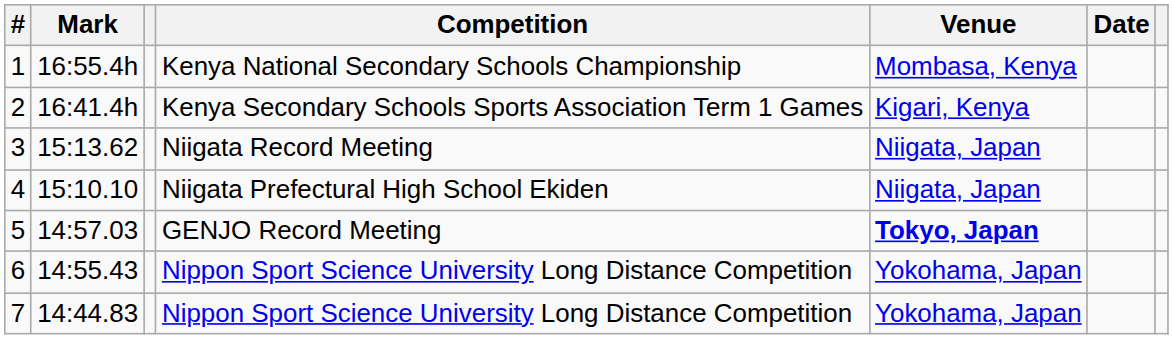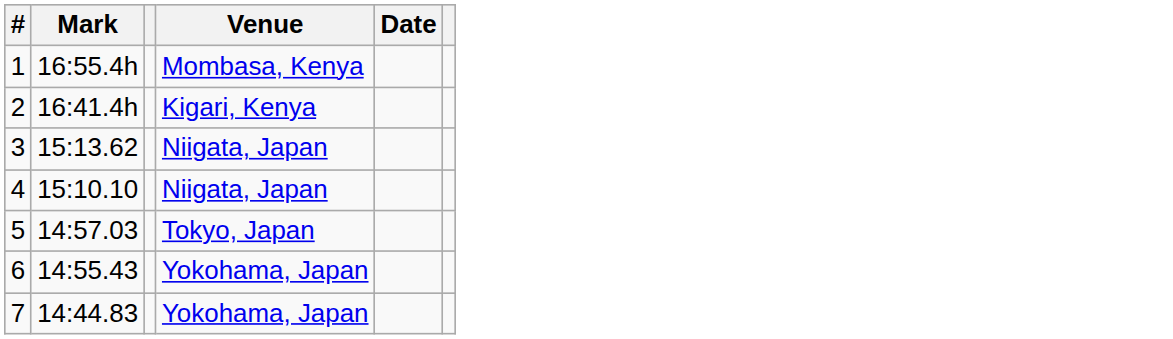- column: (513, 25)
(957, 230) bold -> (238, 230) normal
